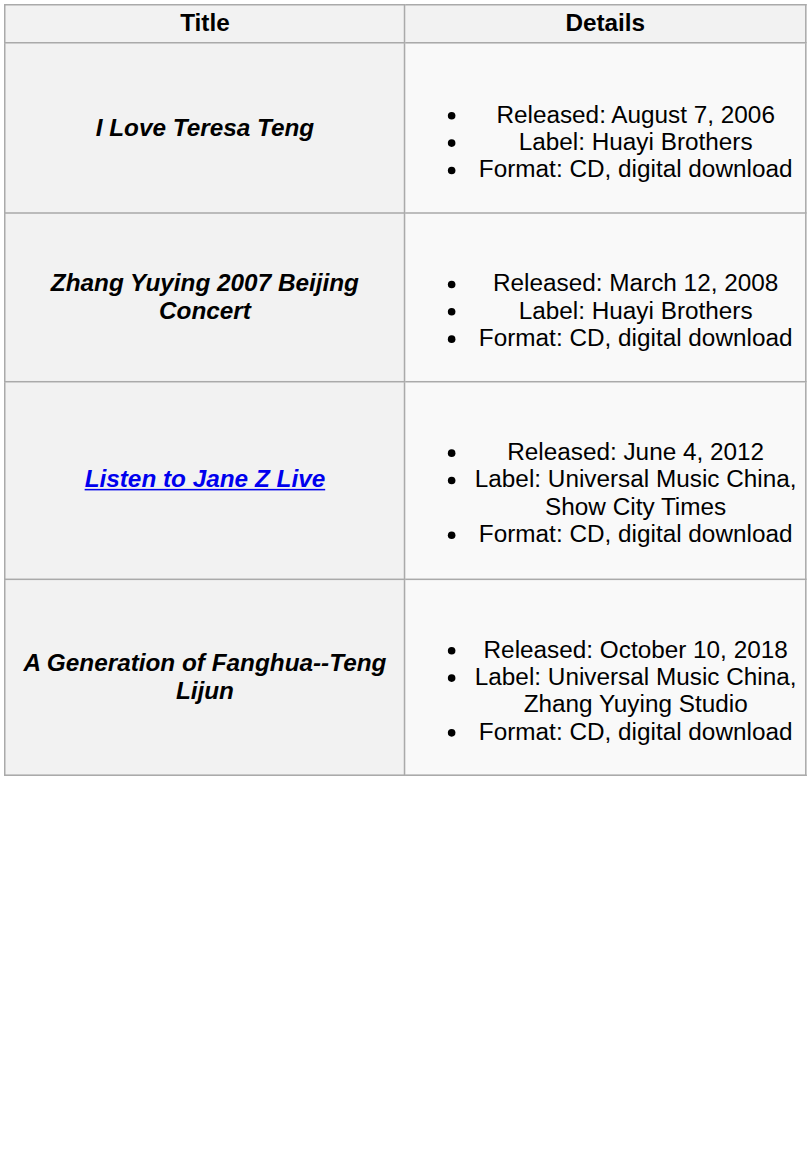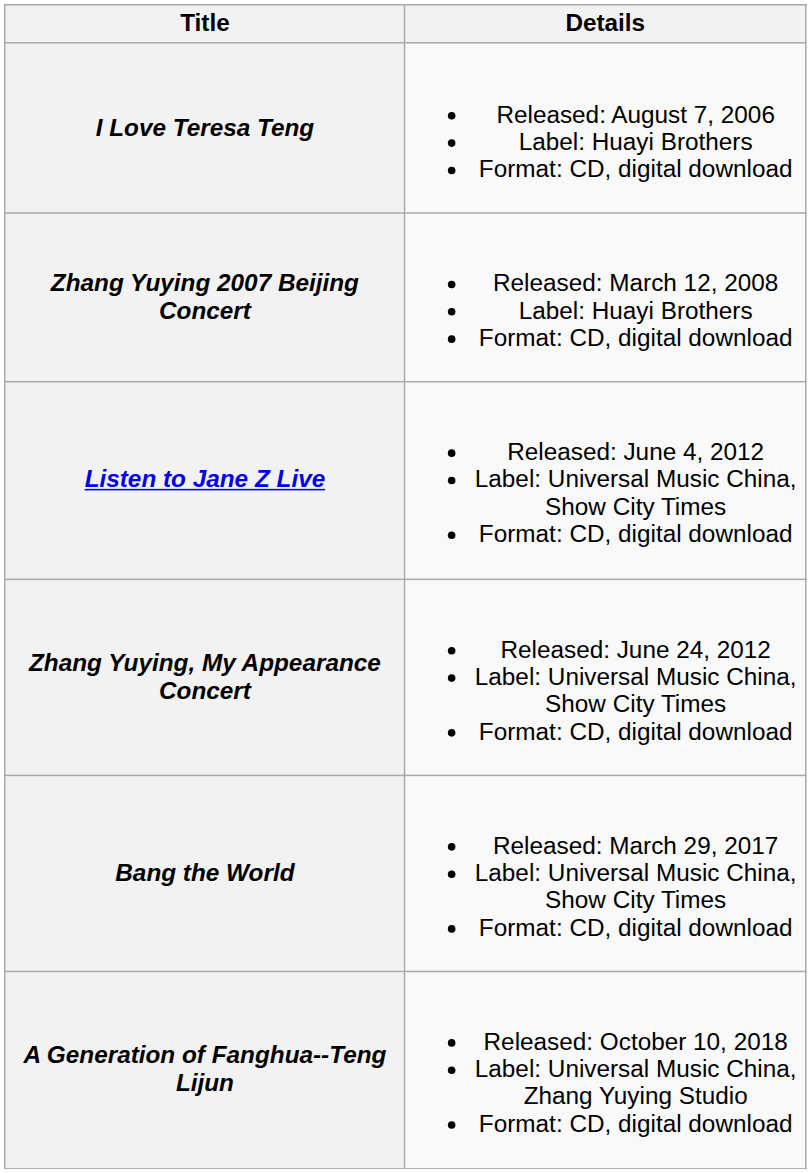+ row: (205, 676)
+ row: (205, 873)
